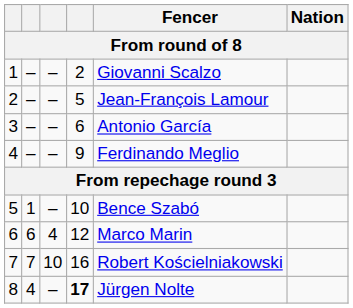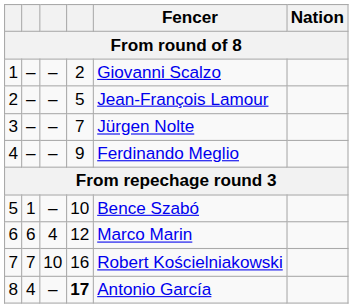(80, 126) 6 -> (80, 126) 7
(154, 126) Antonio García -> (146, 126) Jürgen Nolte
(146, 289) Jürgen Nolte -> (154, 289) Antonio García
